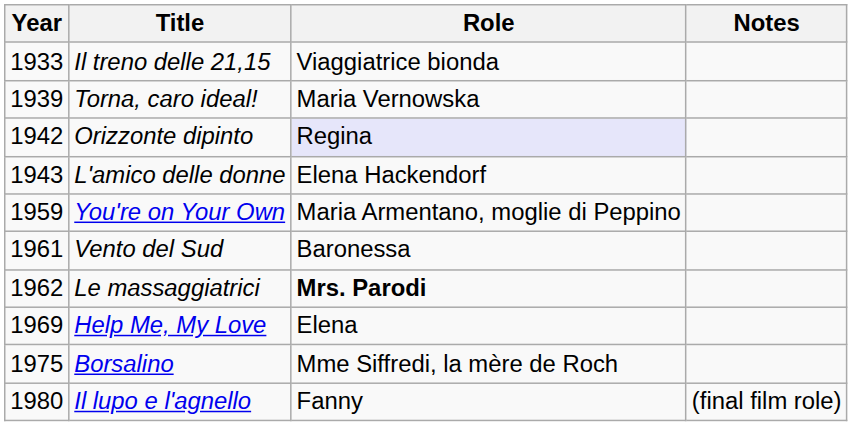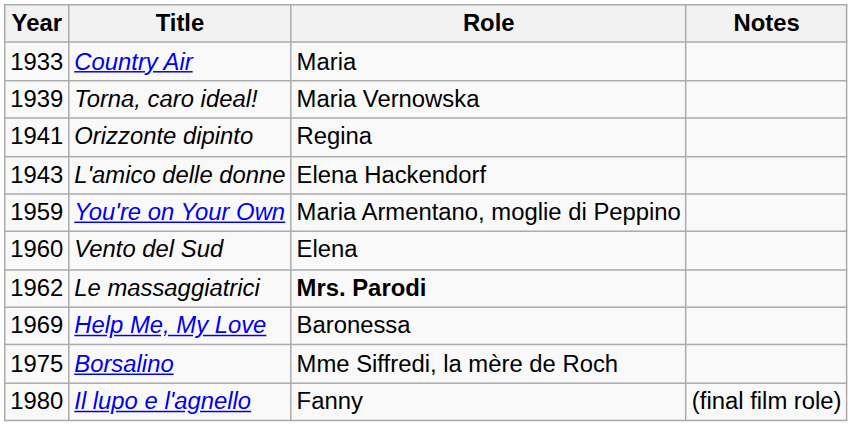- row: (172, 61)
+ row: (133, 61)
(37, 136) 1942 -> (37, 136) 1941
(334, 136) lavender background -> (334, 136) no background
(37, 250) 1961 -> (37, 250) 1960
(354, 250) Baronessa -> (327, 250) Elena
(327, 325) Elena -> (354, 325) Baronessa
